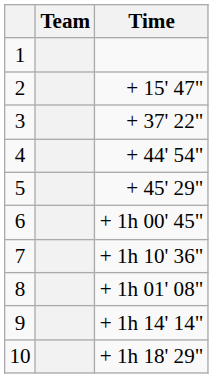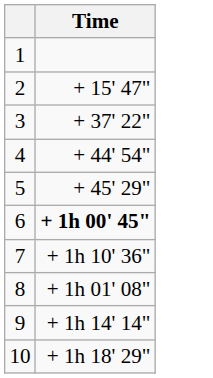- column: (65, 21)
(152, 222) normal -> (95, 222) bold
